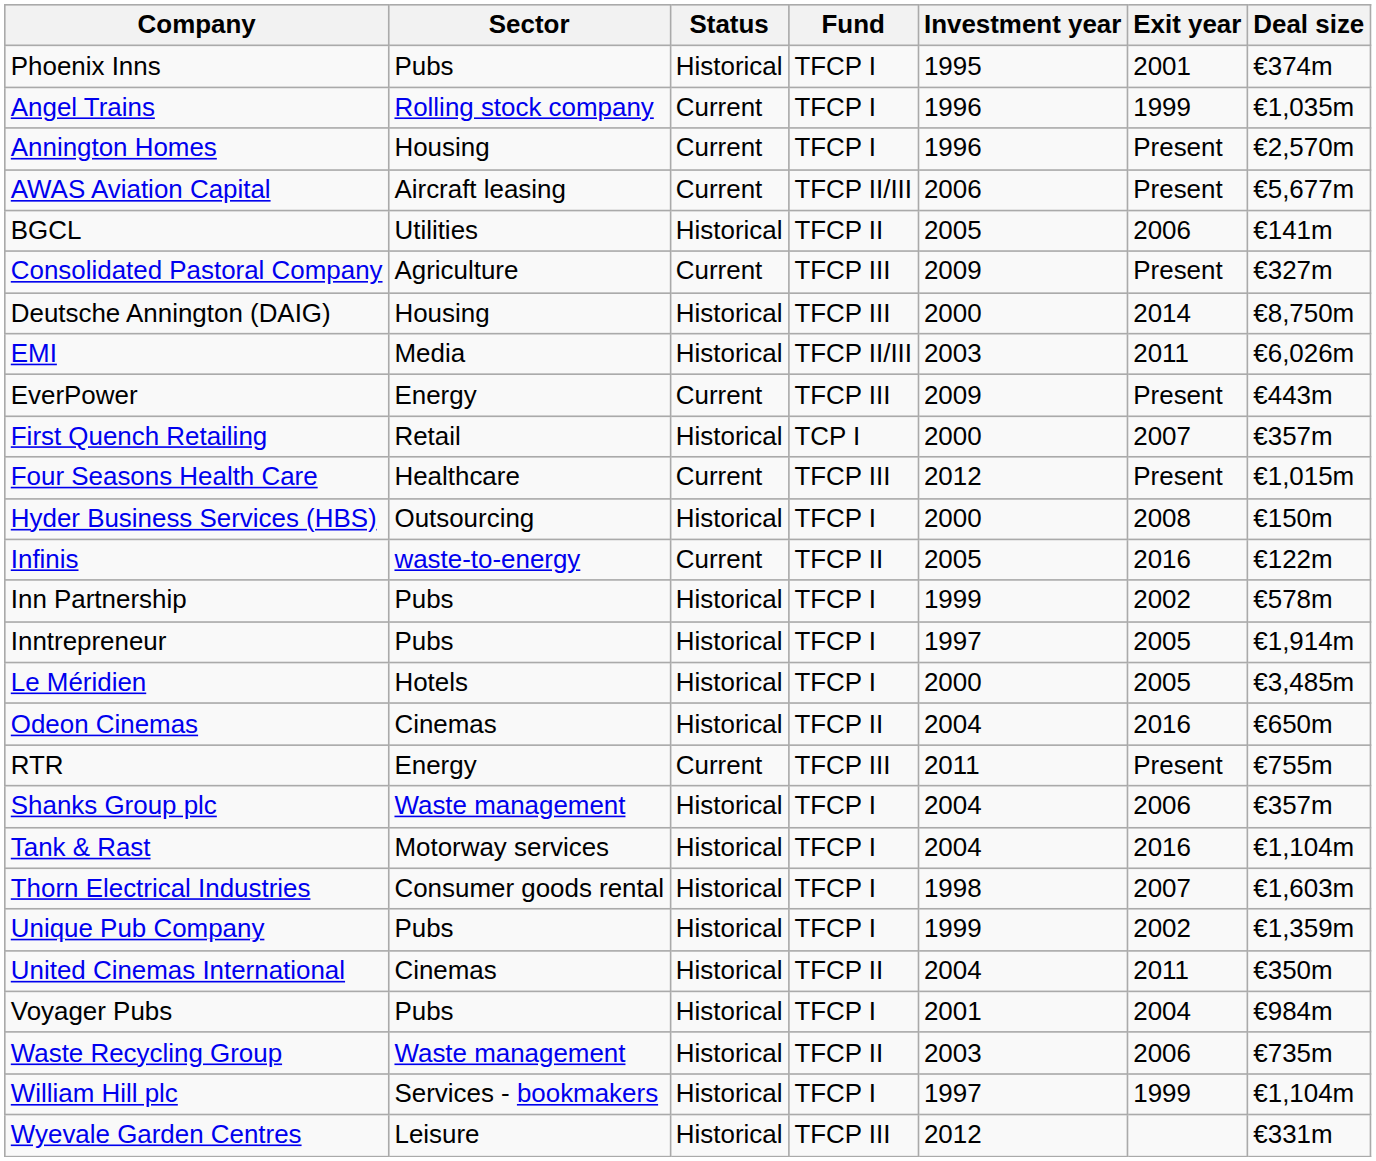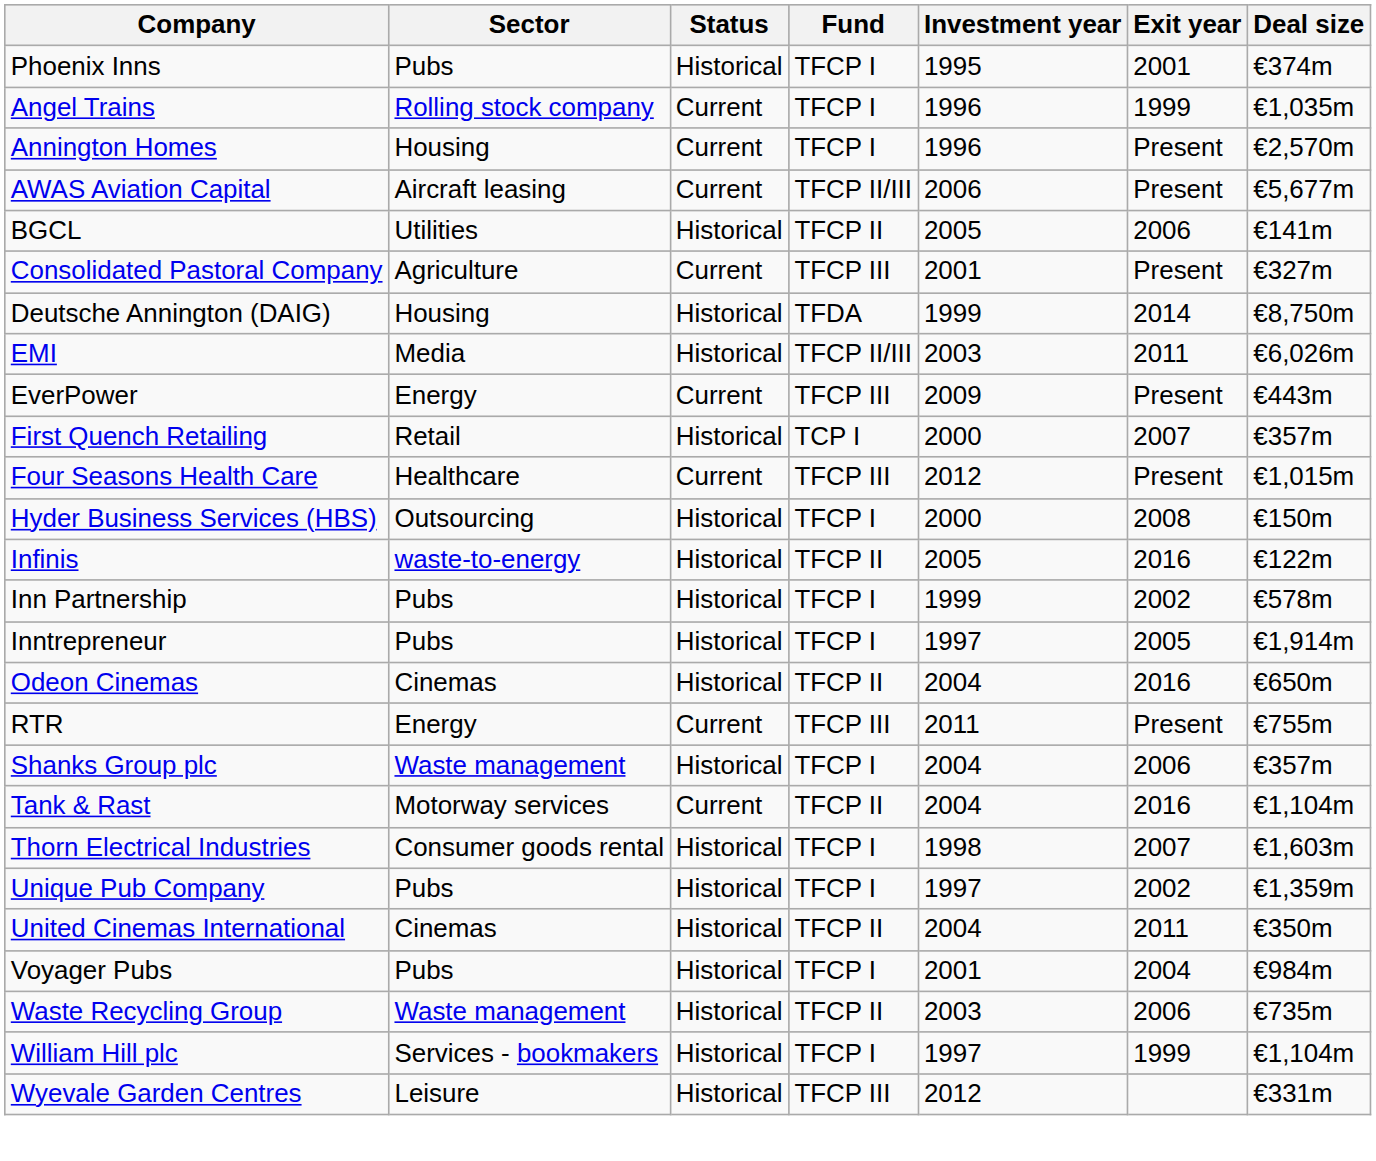(953, 271) 2009 -> (953, 271) 2001
(842, 312) TFCP III -> (828, 312) TFDA
(953, 312) 2000 -> (953, 312) 1999
(719, 559) Current -> (729, 559) Historical
- row: (79, 682)
(729, 847) Historical -> (719, 806) Current
(835, 847) TFCP I -> (839, 806) TFCP II
(953, 929) 1999 -> (953, 888) 1997
